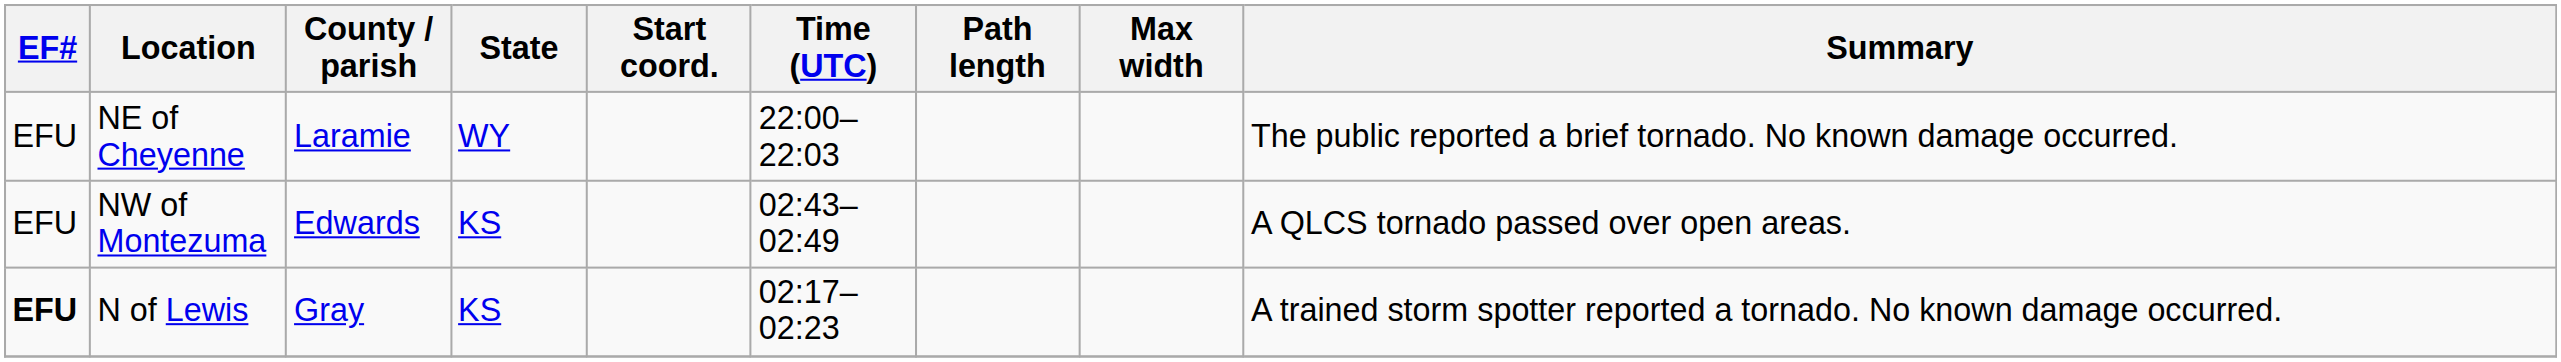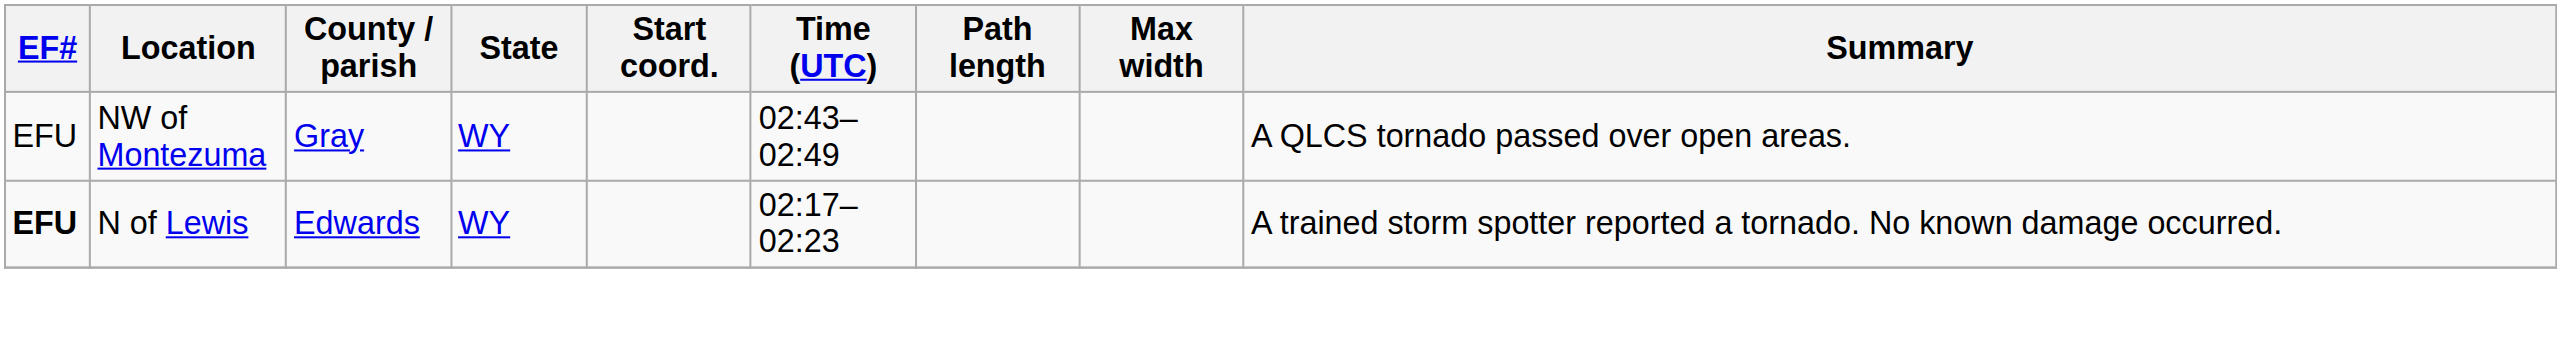- row: (171, 135)
(357, 223) Edwards -> (329, 135) Gray
(480, 223) KS -> (484, 135) WY
(329, 311) Gray -> (357, 223) Edwards
(480, 311) KS -> (484, 223) WY
